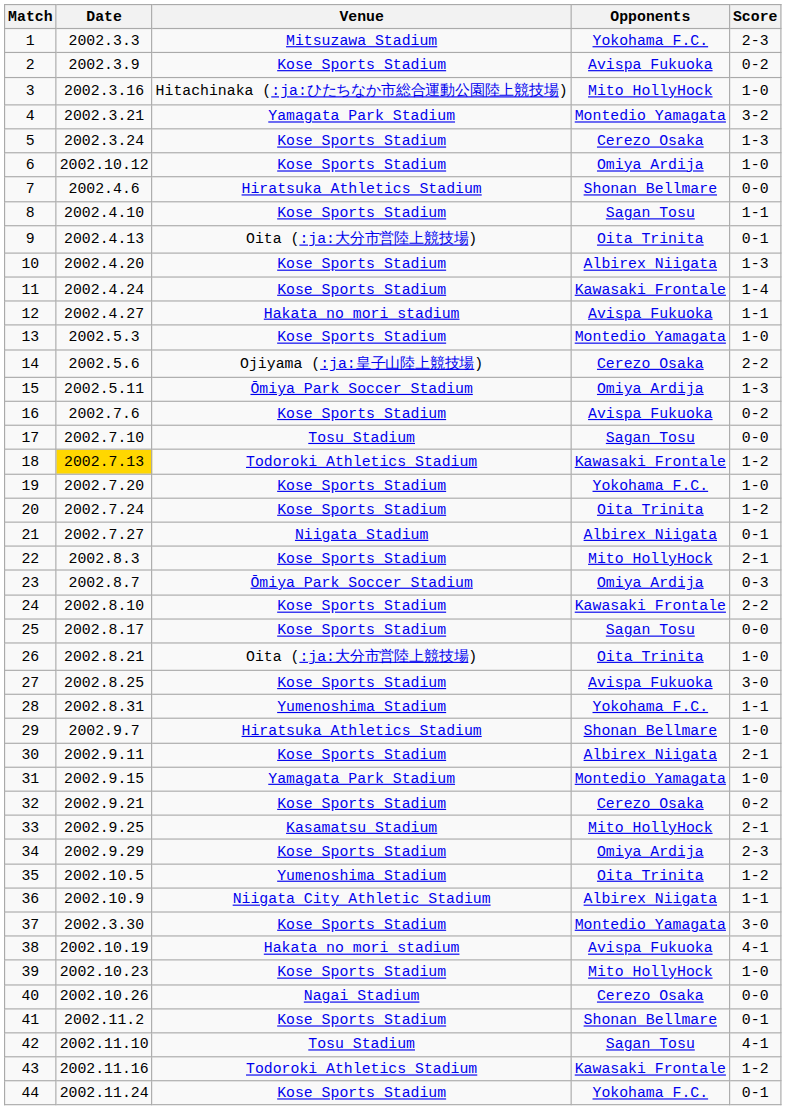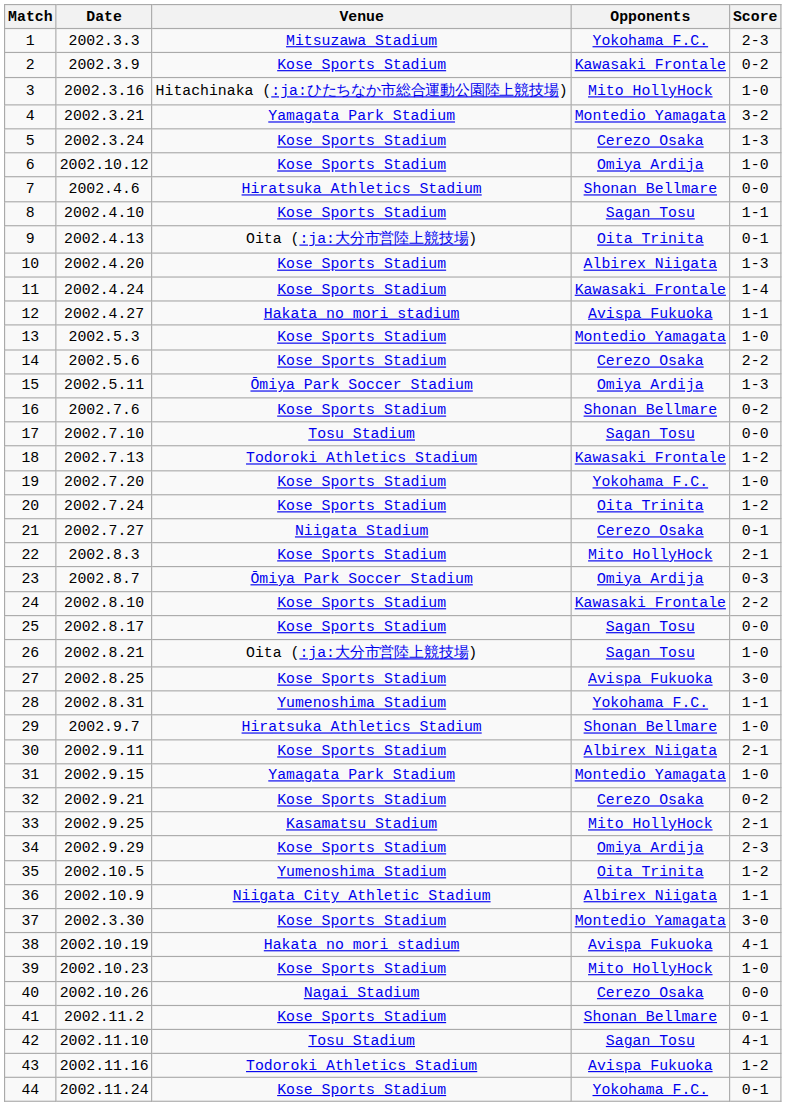(650, 65) Avispa Fukuoka -> (650, 65) Kawasaki Frontale
(362, 364) Ojiyama (:ja:皇子山陸上競技場) -> (362, 362) Kose Sports Stadium
(650, 413) Avispa Fukuoka -> (650, 410) Shonan Bellmare
(104, 462) gold background -> (104, 458) no background
(650, 534) Albirex Niigata -> (650, 531) Cerezo Osaka
(650, 657) Oita Trinita -> (650, 653) Sagan Tosu
(650, 1069) Kawasaki Frontale -> (650, 1066) Avispa Fukuoka
